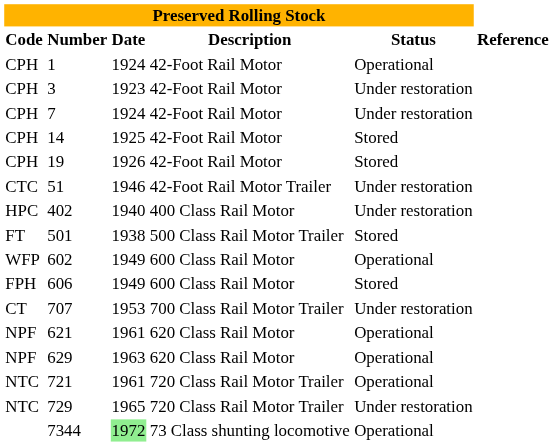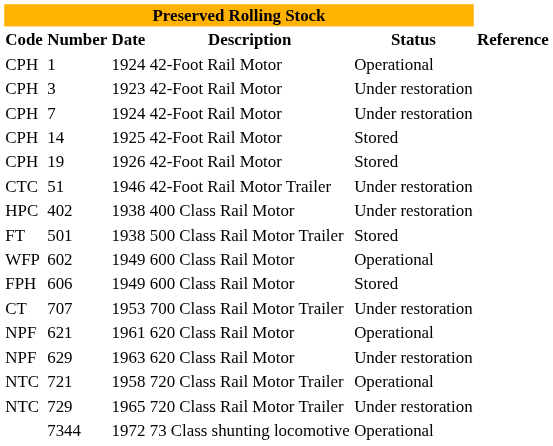(128, 210) 1940 -> (128, 210) 1938
(394, 357) Operational -> (413, 357) Under restoration
(128, 381) 1961 -> (128, 381) 1958
(128, 430) lightgreen background -> (128, 430) no background
